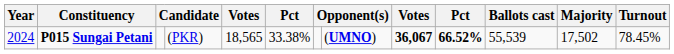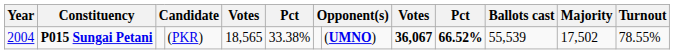(21, 37) 2024 -> (21, 37) 2004
(640, 37) 78.45% -> (640, 37) 78.55%
